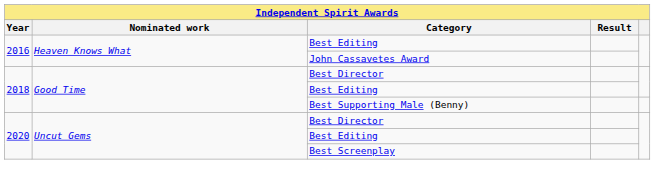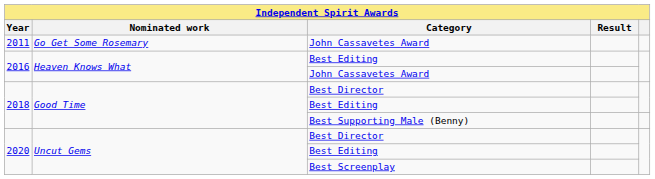+ row: (18, 43)
